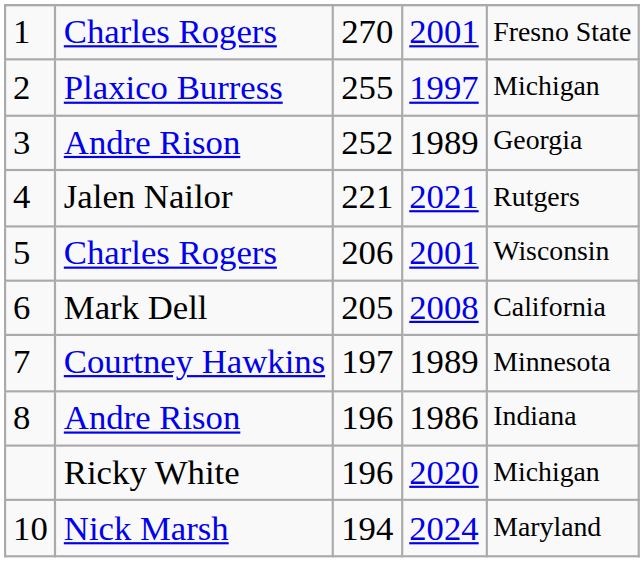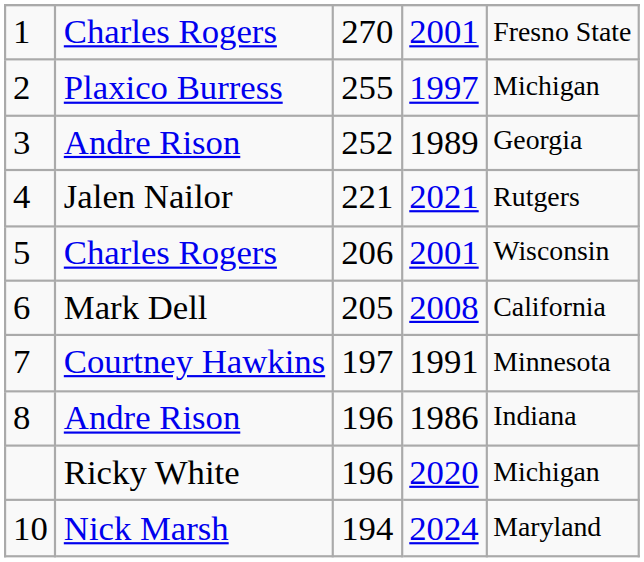(444, 362) 1989 -> (444, 362) 1991
